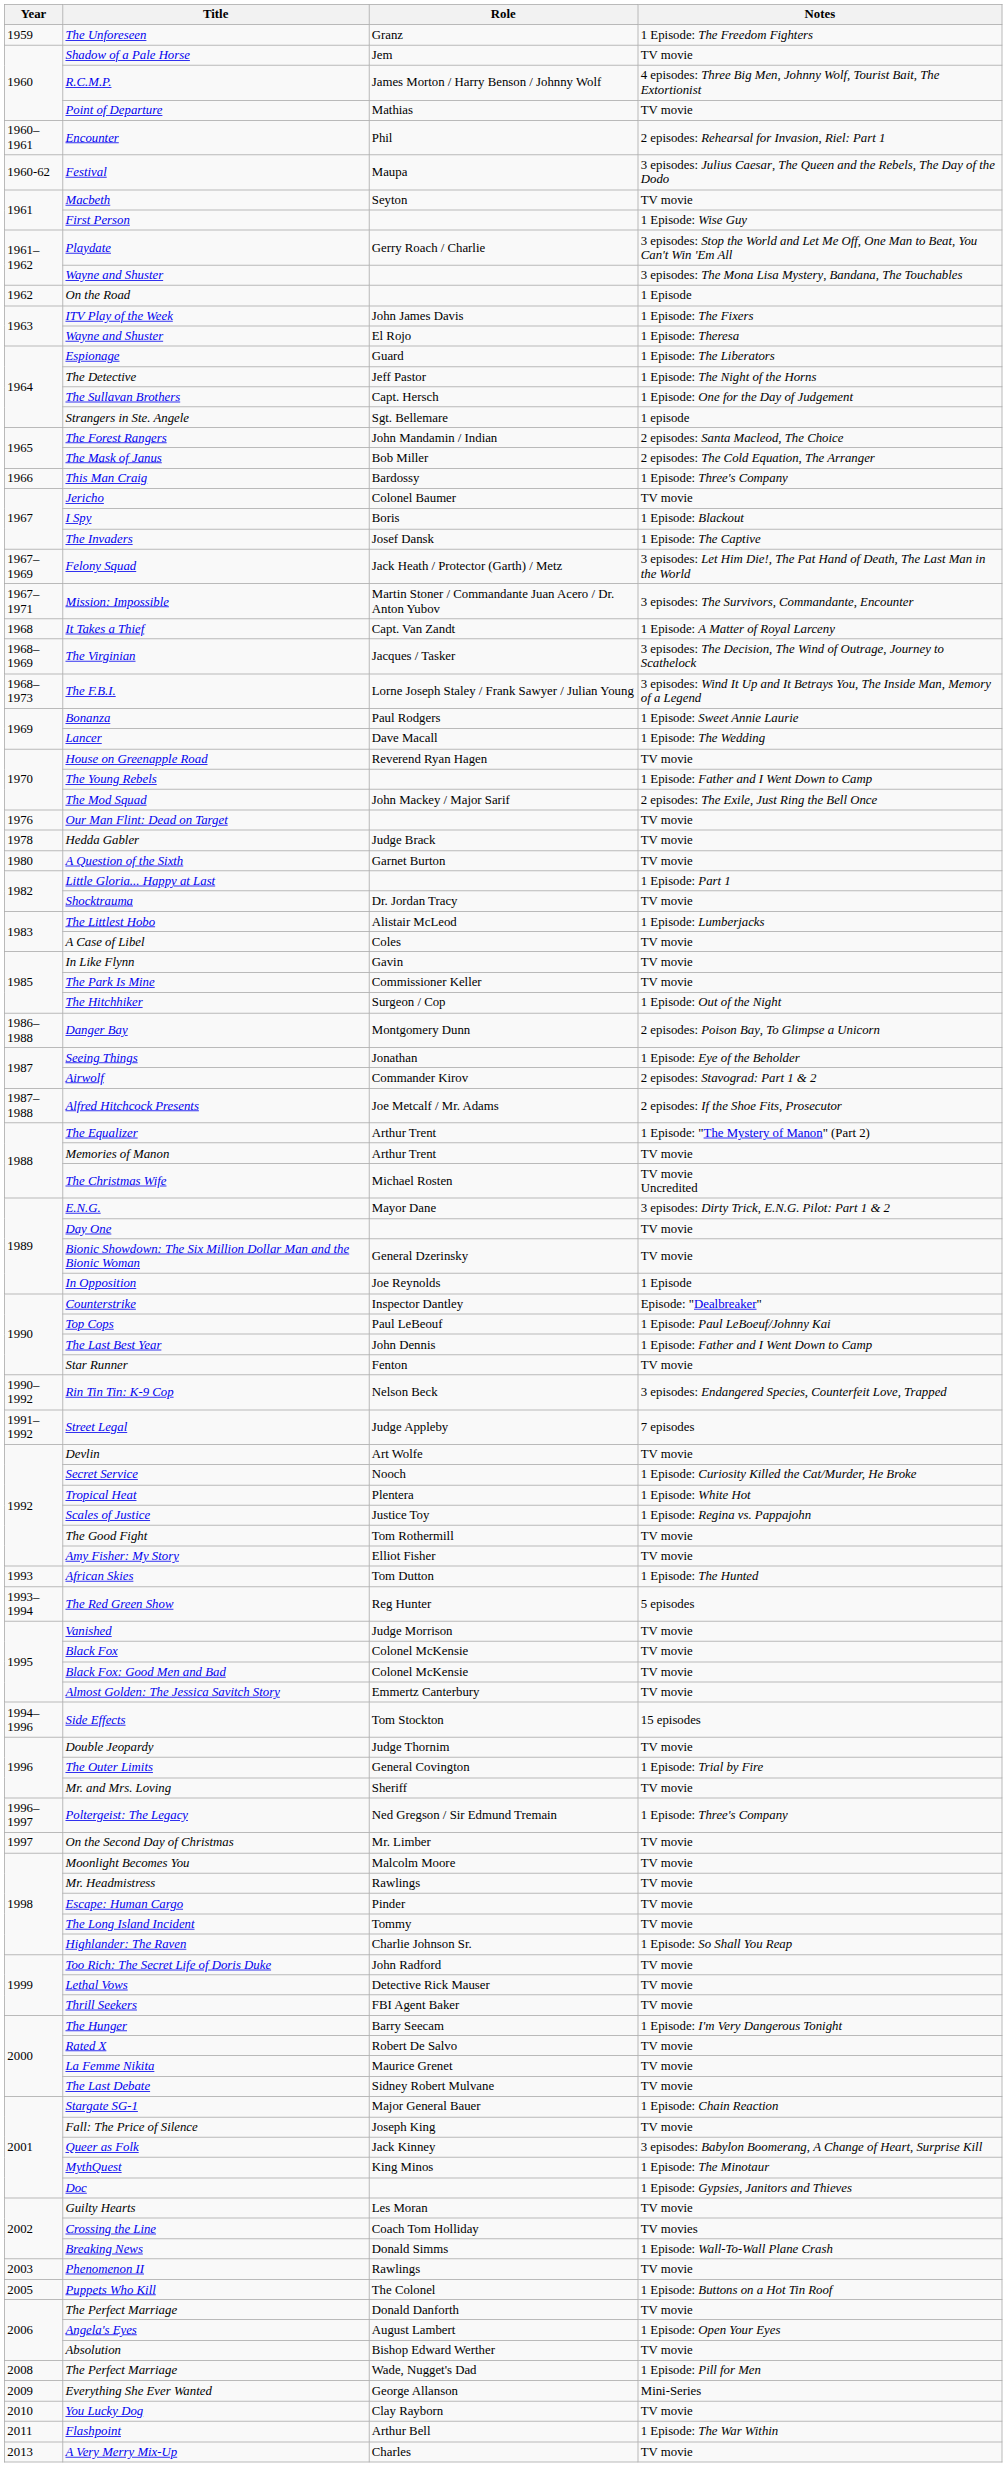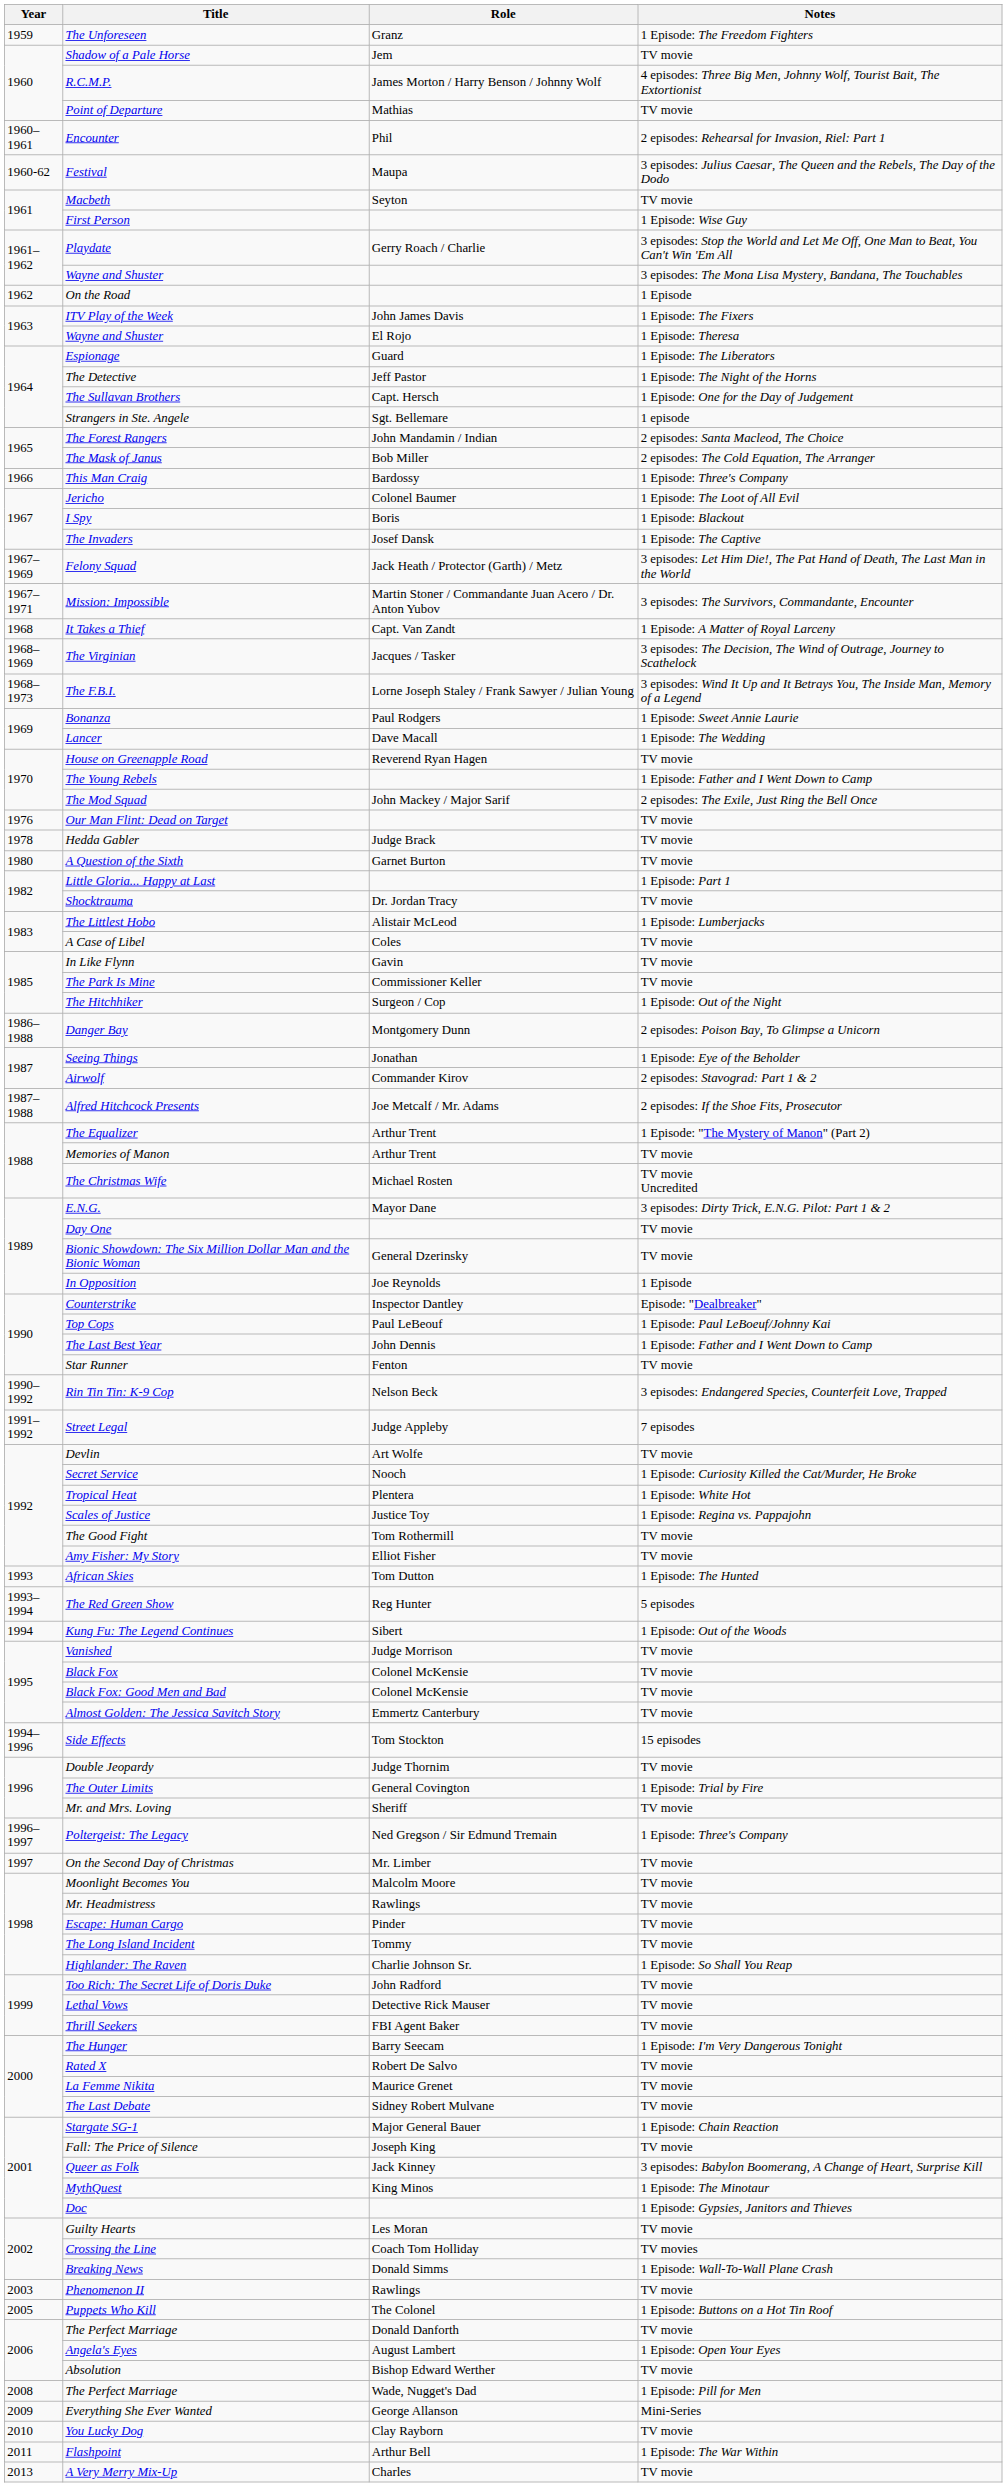(667, 498) TV movie -> (720, 498) 1 Episode: The Loot of All Evil
+ row: (149, 1631)
